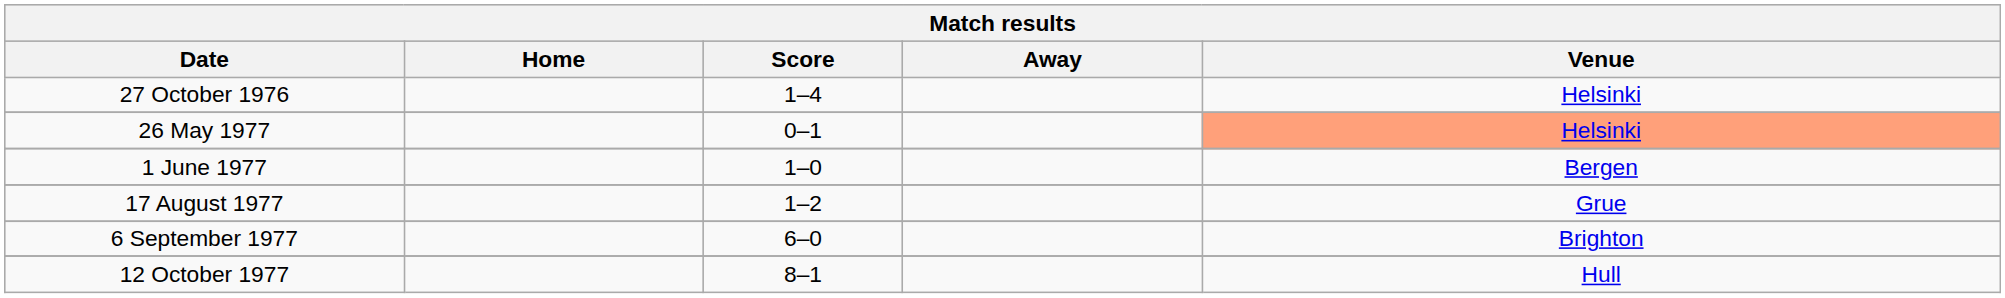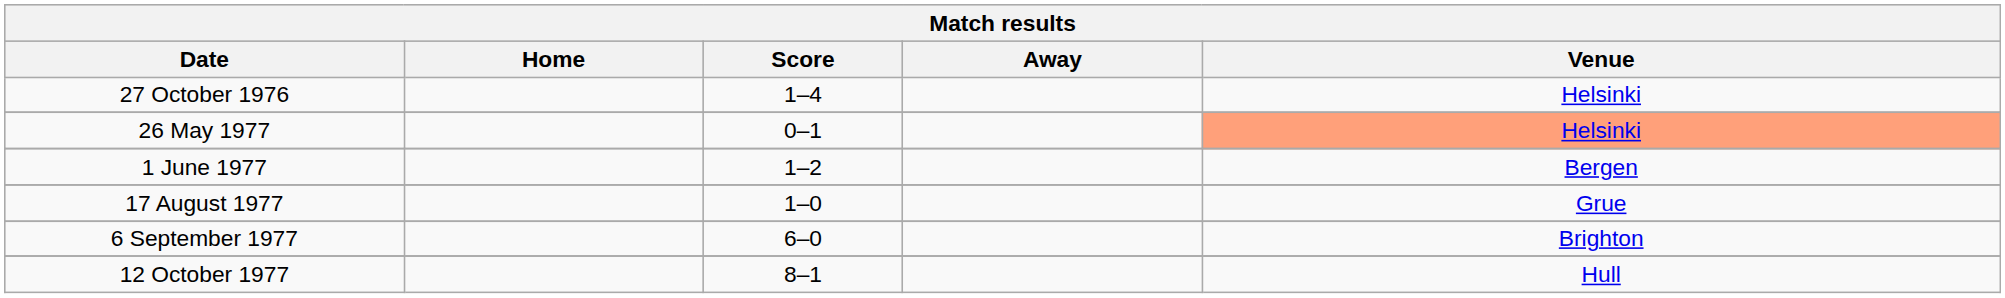(803, 167) 1–0 -> (803, 167) 1–2
(803, 203) 1–2 -> (803, 203) 1–0
